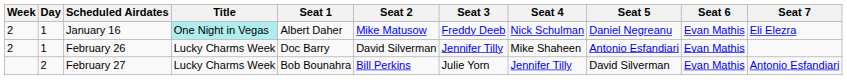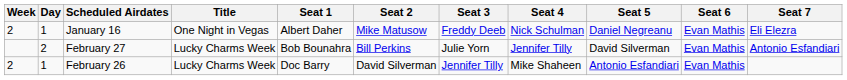(221, 30) paleturquoise background -> (221, 30) no background
rows swapped: (96, 48) <-> (96, 65)
